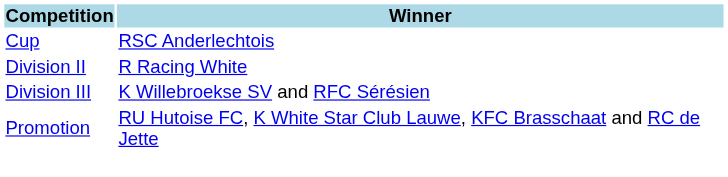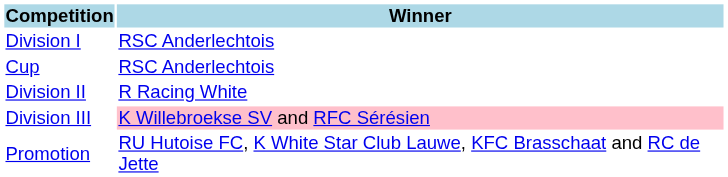+ row: (43, 41)
(274, 92) no background -> (274, 117) pink background
